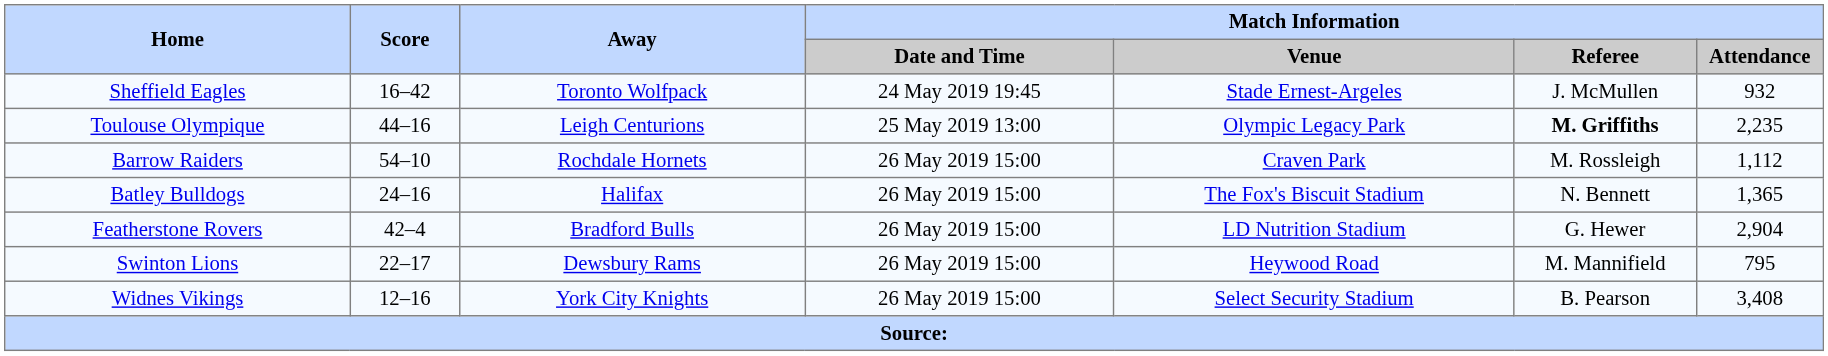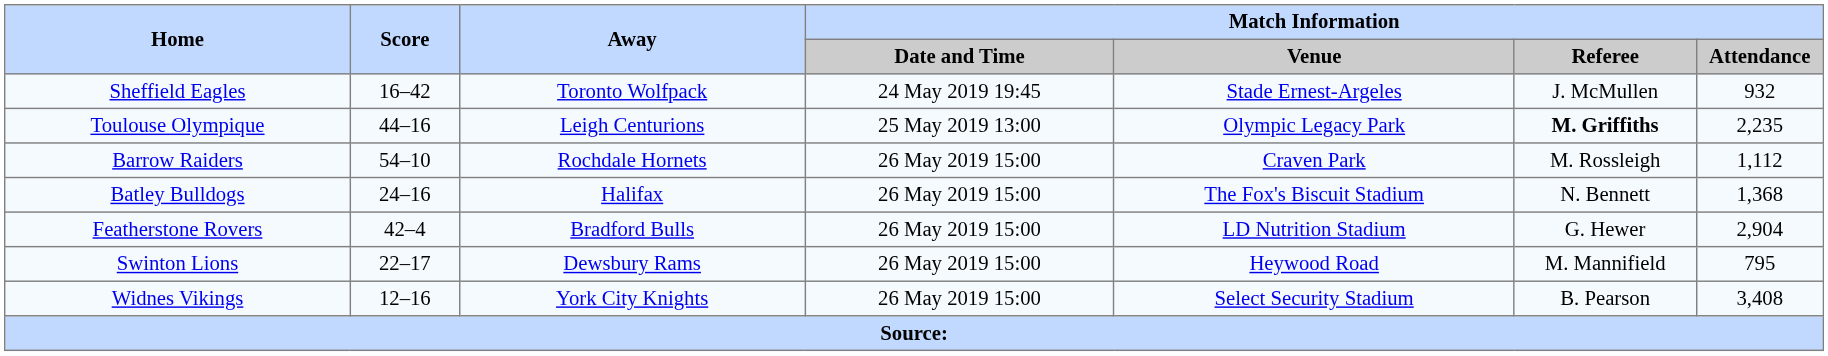(1760, 194) 1,365 -> (1760, 194) 1,368
